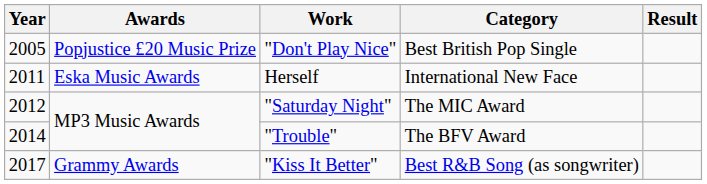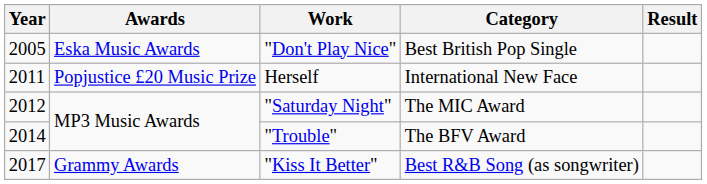(155, 48) Popjustice £20 Music Prize -> (127, 48) Eska Music Awards
(127, 77) Eska Music Awards -> (155, 77) Popjustice £20 Music Prize
